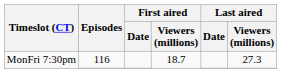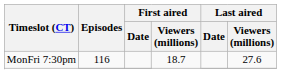(252, 59) 27.3 -> (252, 59) 27.6
